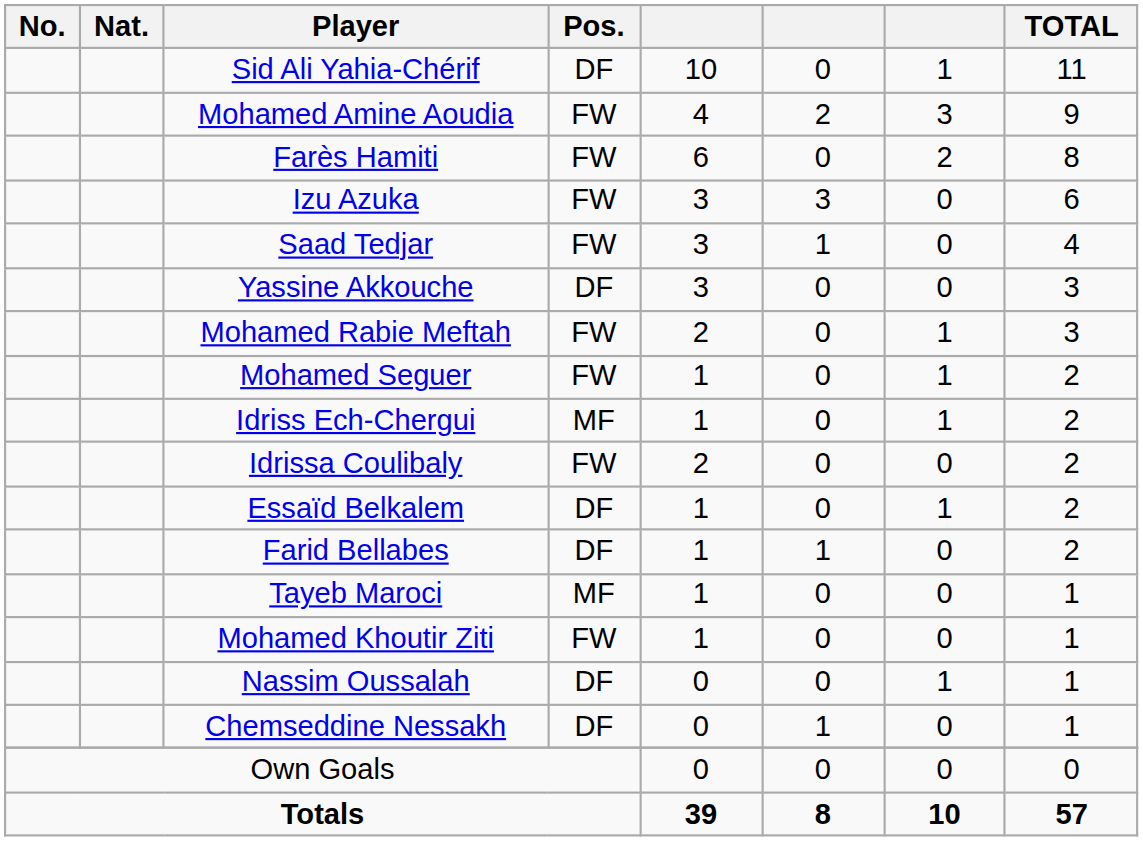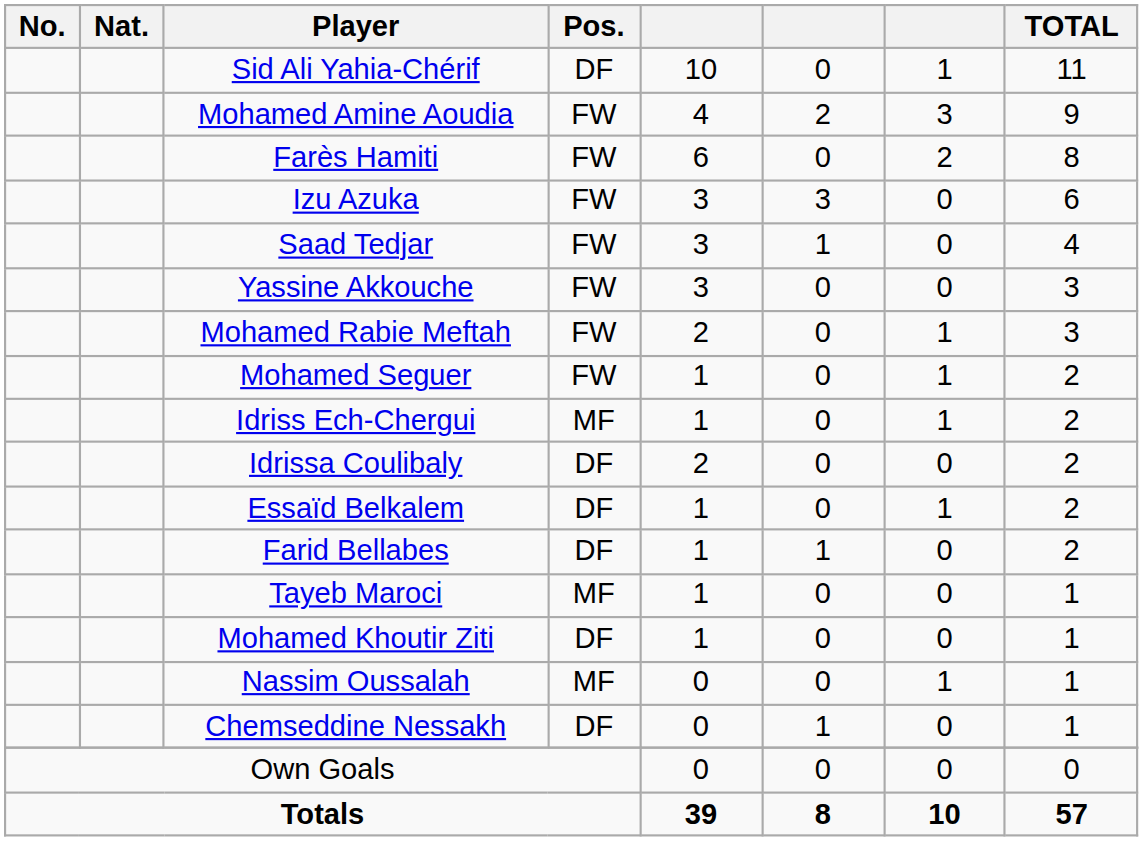(594, 288) DF -> (594, 288) FW
(594, 463) FW -> (594, 463) DF
(594, 638) FW -> (594, 638) DF
(594, 682) DF -> (594, 682) MF
